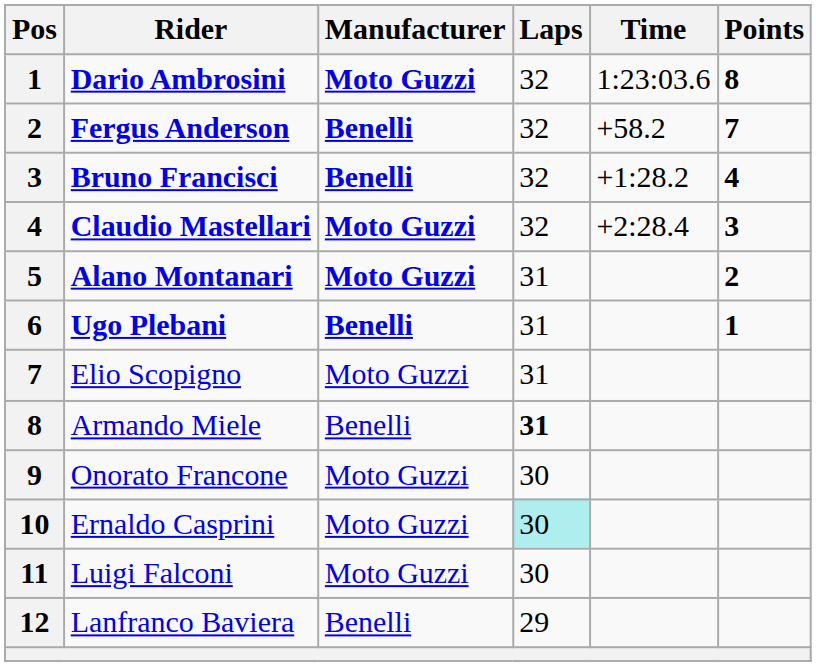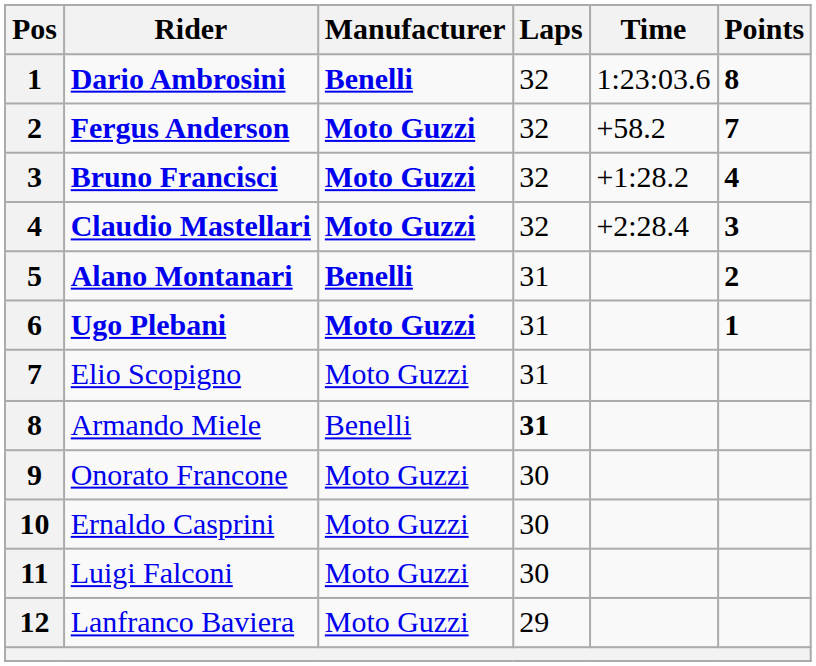(400, 78) Moto Guzzi -> (369, 78) Benelli
(369, 128) Benelli -> (400, 128) Moto Guzzi
(369, 177) Benelli -> (400, 177) Moto Guzzi
(400, 276) Moto Guzzi -> (369, 276) Benelli
(369, 325) Benelli -> (400, 325) Moto Guzzi
(534, 523) paleturquoise background -> (534, 523) no background
(368, 621) Benelli -> (397, 621) Moto Guzzi
